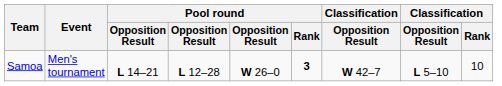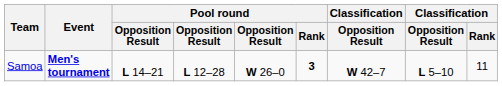(76, 66) normal -> (79, 66) bold
(477, 66) 10 -> (482, 66) 11
